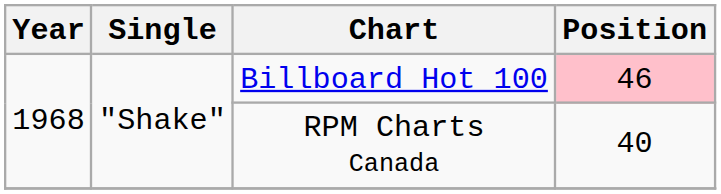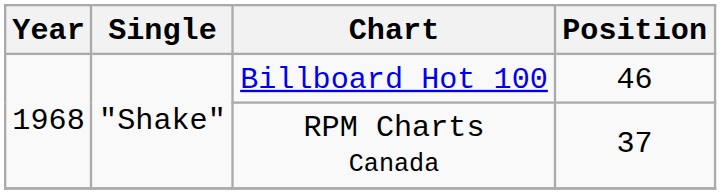(635, 79) pink background -> (635, 79) no background
(635, 145) 40 -> (635, 145) 37
